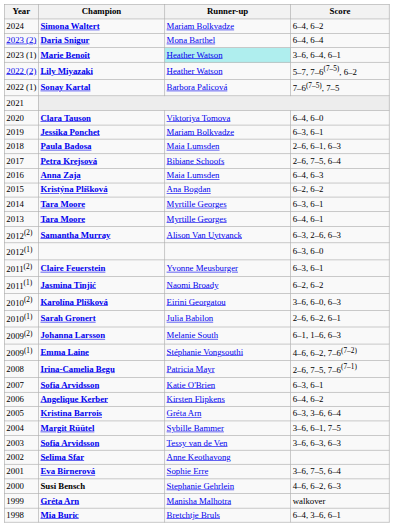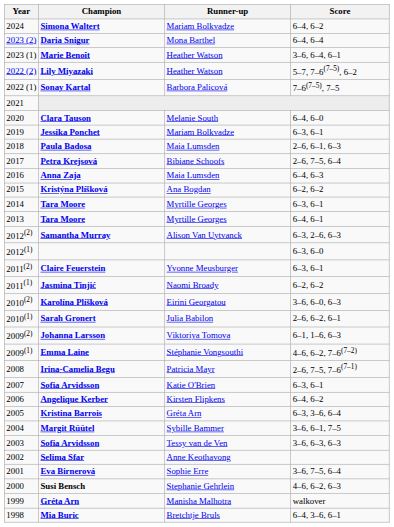(195, 55) paleturquoise background -> (195, 55) no background
(198, 118) Viktoriya Tomova -> (192, 118) Melanie South
(192, 336) Melanie South -> (198, 336) Viktoriya Tomova
